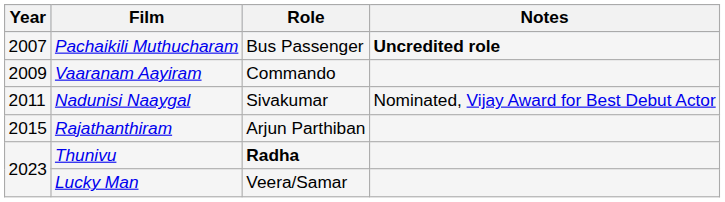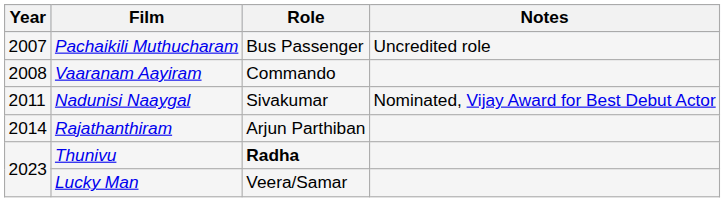(437, 45) bold -> (432, 45) normal
(28, 73) 2009 -> (28, 73) 2008
(28, 127) 2015 -> (28, 127) 2014
